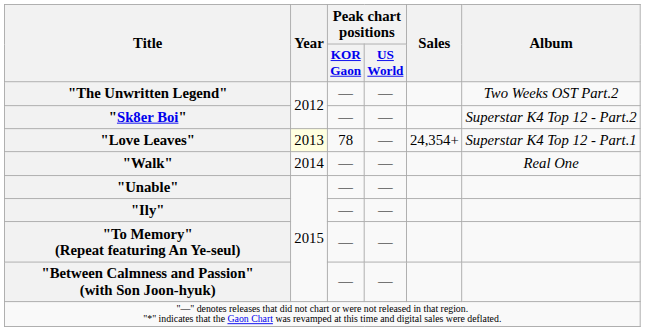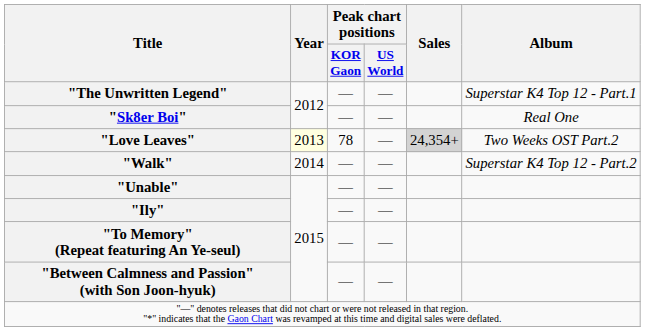(551, 93) Two Weeks OST Part.2 -> (551, 93) Superstar K4 Top 12 - Part.1
(551, 116) Superstar K4 Top 12 - Part.2 -> (551, 116) Real One
(434, 140) no background -> (434, 140) lightgrey background
(551, 140) Superstar K4 Top 12 - Part.1 -> (551, 140) Two Weeks OST Part.2
(551, 163) Real One -> (551, 163) Superstar K4 Top 12 - Part.2
